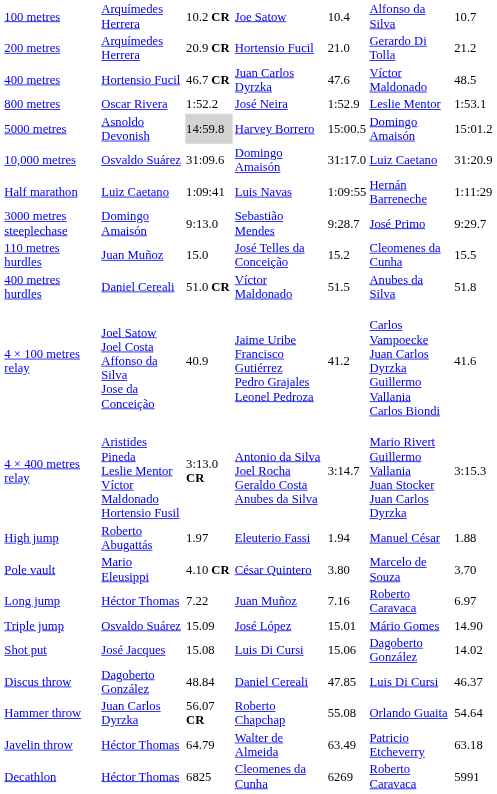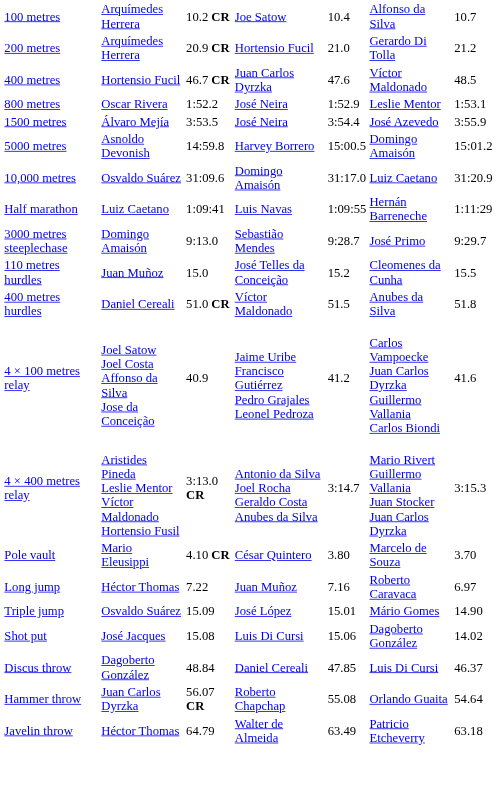+ row: (35, 121)
(205, 128) lightgrey background -> (205, 146) no background
- row: (32, 538)
- row: (30, 776)
